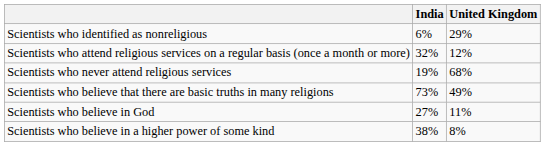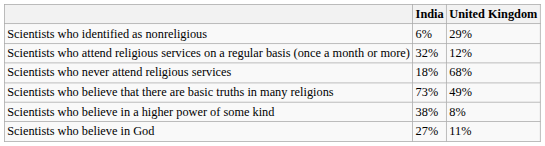(427, 72) 19% -> (427, 72) 18%
rows swapped: (81, 111) <-> (141, 131)
